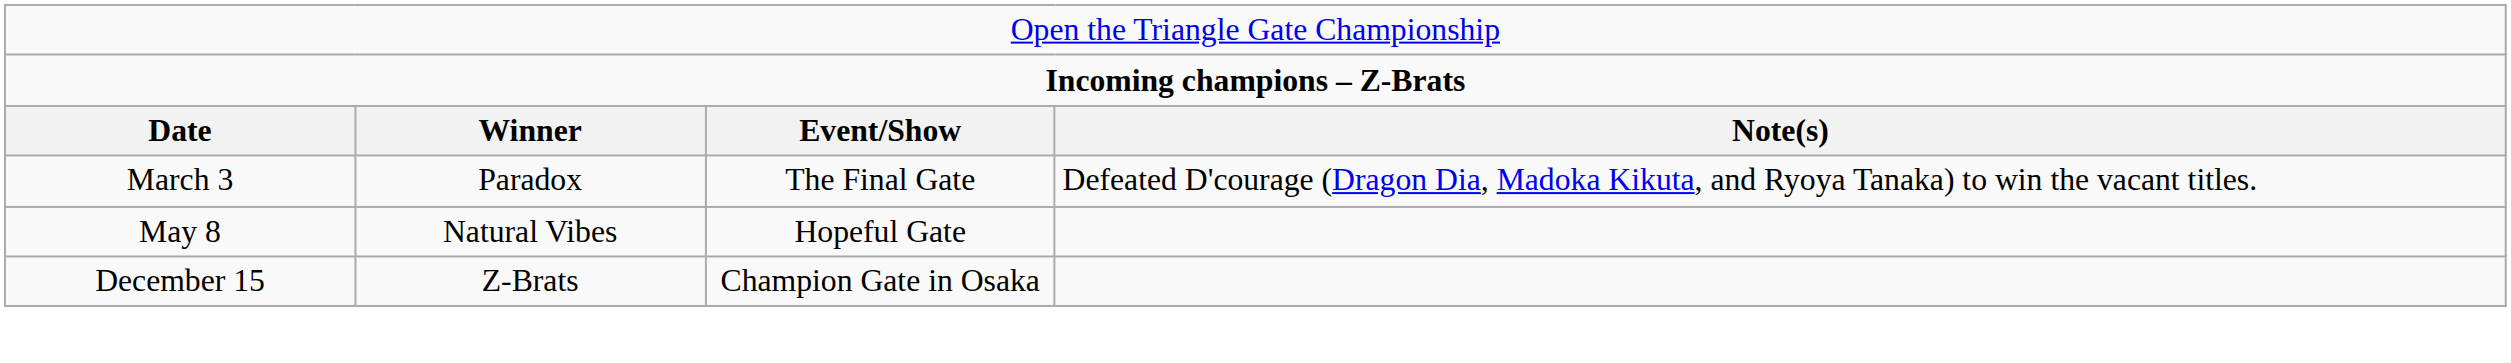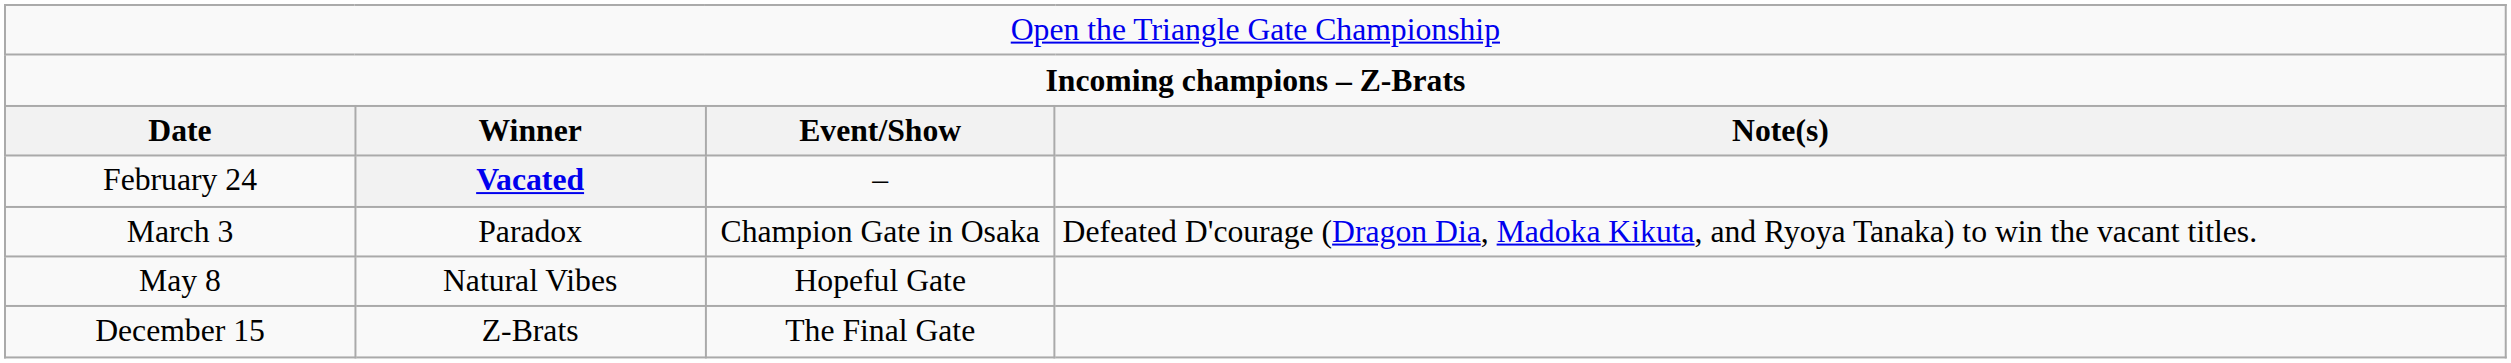+ row: (180, 180)
(880, 180) The Final Gate -> (880, 230) Champion Gate in Osaka
(880, 280) Champion Gate in Osaka -> (880, 331) The Final Gate
